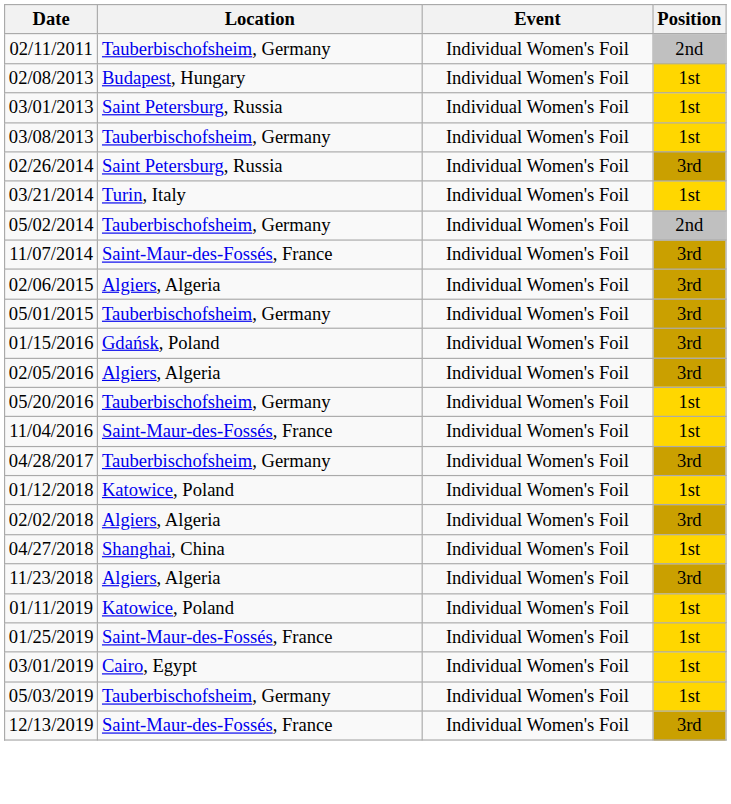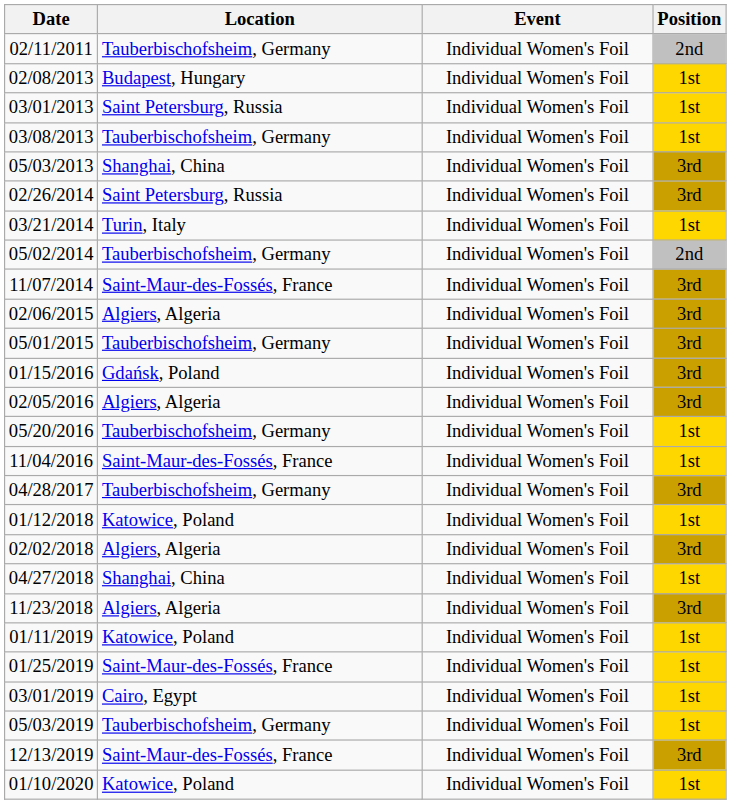+ row: (51, 166)
+ row: (51, 784)
